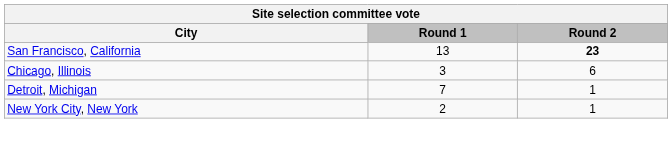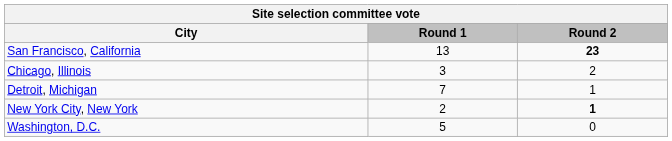(593, 71) 6 -> (593, 71) 2
(593, 109) normal -> (593, 109) bold
+ row: (54, 128)
